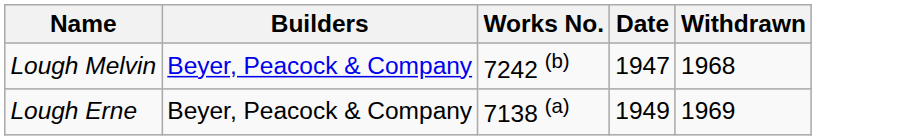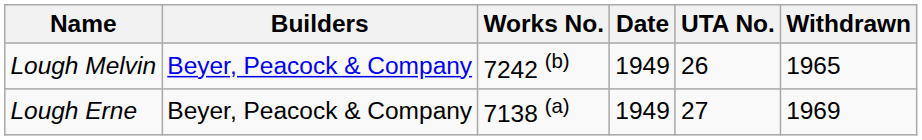+ column: (728, 23)
(643, 66) 1947 -> (643, 66) 1949
(708, 66) 1968 -> (813, 66) 1965
